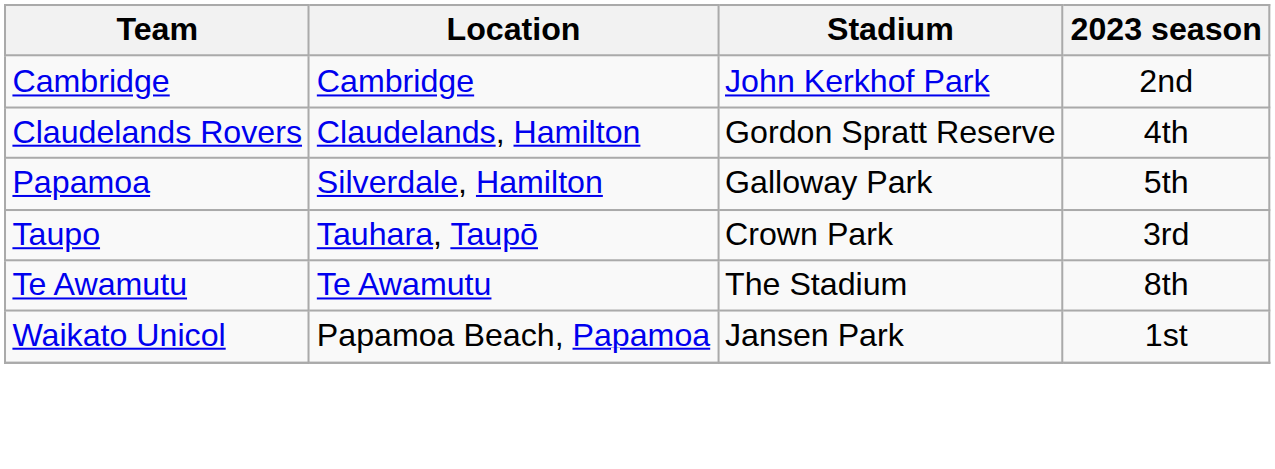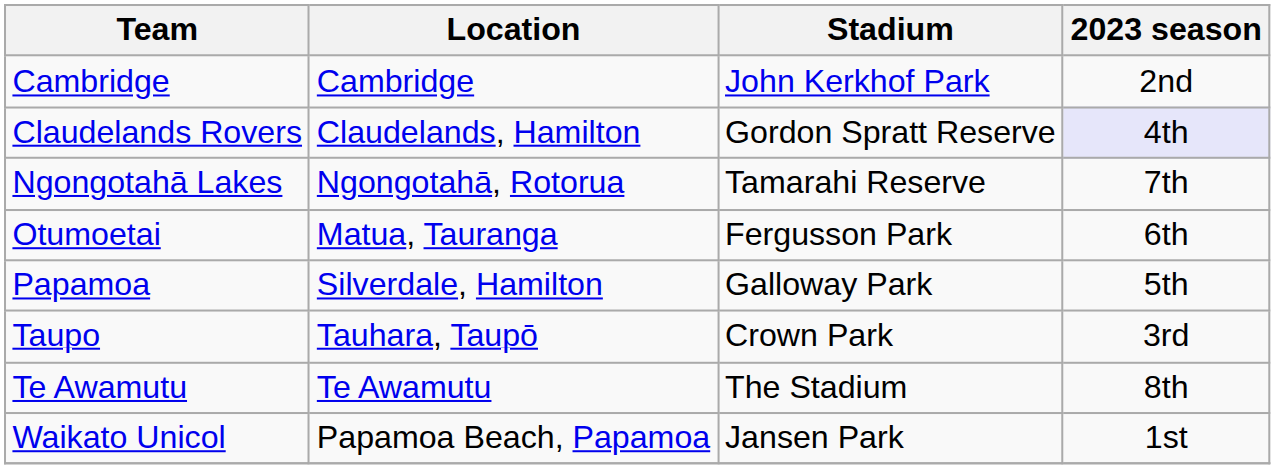(1166, 132) no background -> (1166, 132) lavender background
+ row: (147, 183)
+ row: (87, 234)
